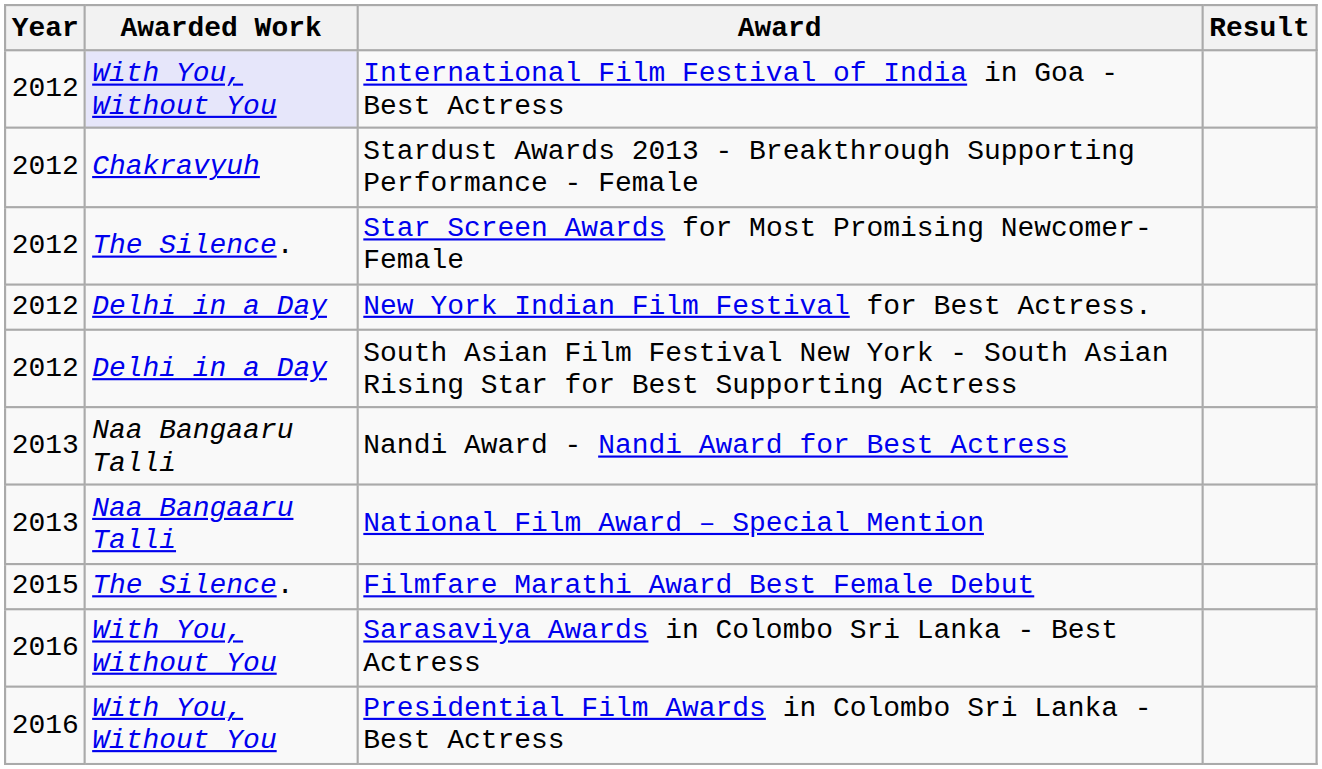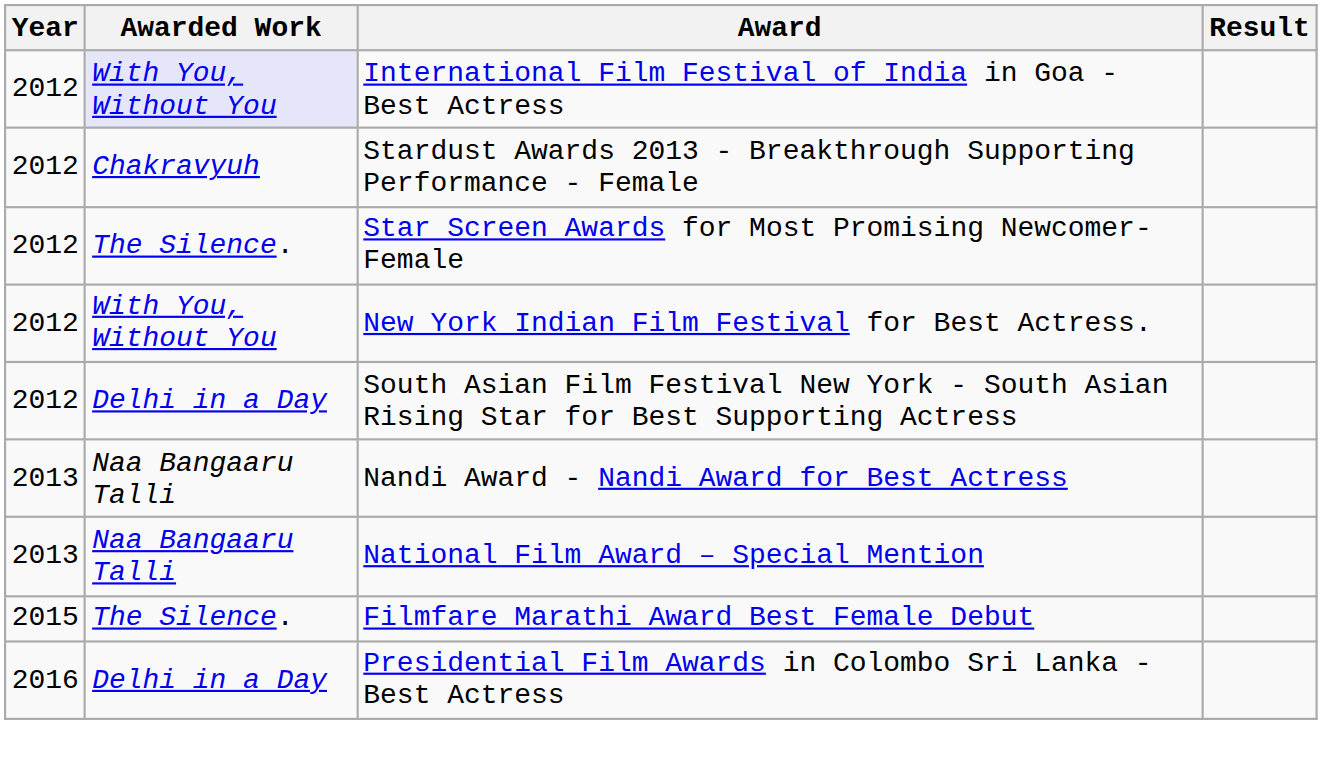(210, 307) Delhi in a Day -> (184, 323) With You, Without You
- row: (741, 647)
(184, 725) With You, Without You -> (210, 680) Delhi in a Day
